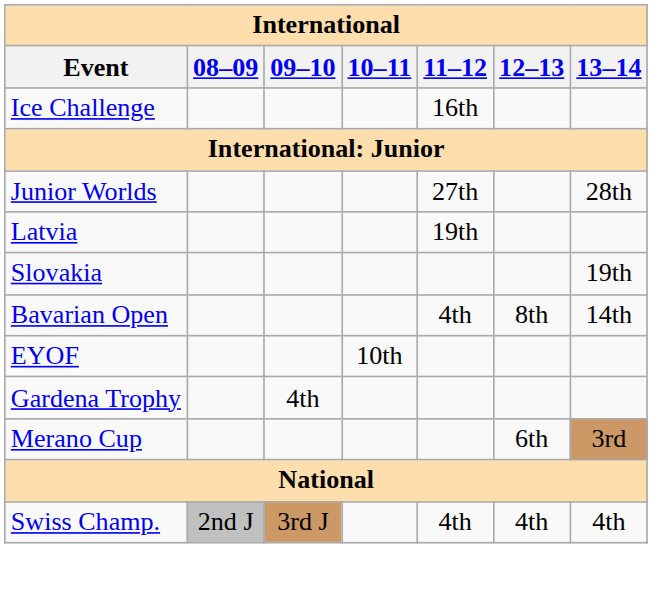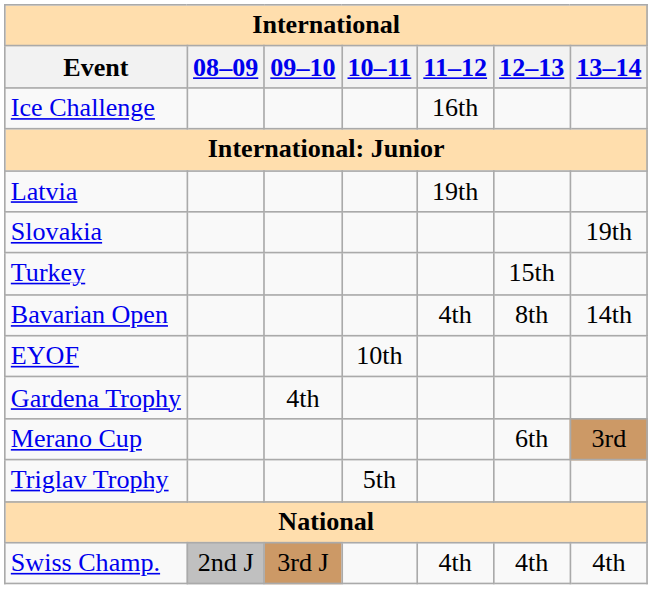- row: (84, 190)
+ row: (48, 273)
+ row: (90, 480)
